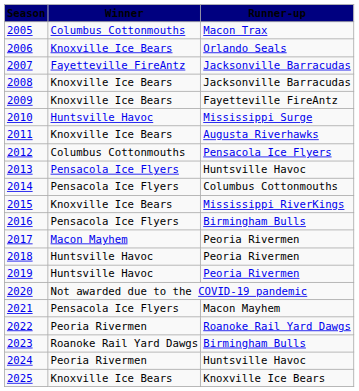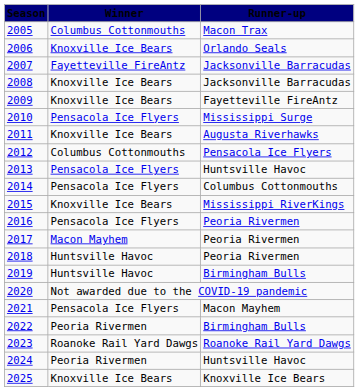(102, 117) Huntsville Havoc -> (115, 117) Pensacola Ice Flyers
(255, 222) Birmingham Bulls -> (251, 222) Peoria Rivermen
(251, 274) Peoria Rivermen -> (255, 274) Birmingham Bulls
(277, 326) Roanoke Rail Yard Dawgs -> (255, 326) Birmingham Bulls
(255, 343) Birmingham Bulls -> (277, 343) Roanoke Rail Yard Dawgs
